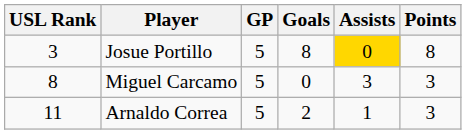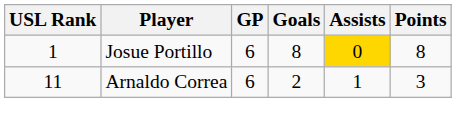(53, 50) 3 -> (53, 50) 1
(260, 50) 5 -> (250, 50) 6
- row: (171, 81)
(260, 112) 5 -> (250, 81) 6
